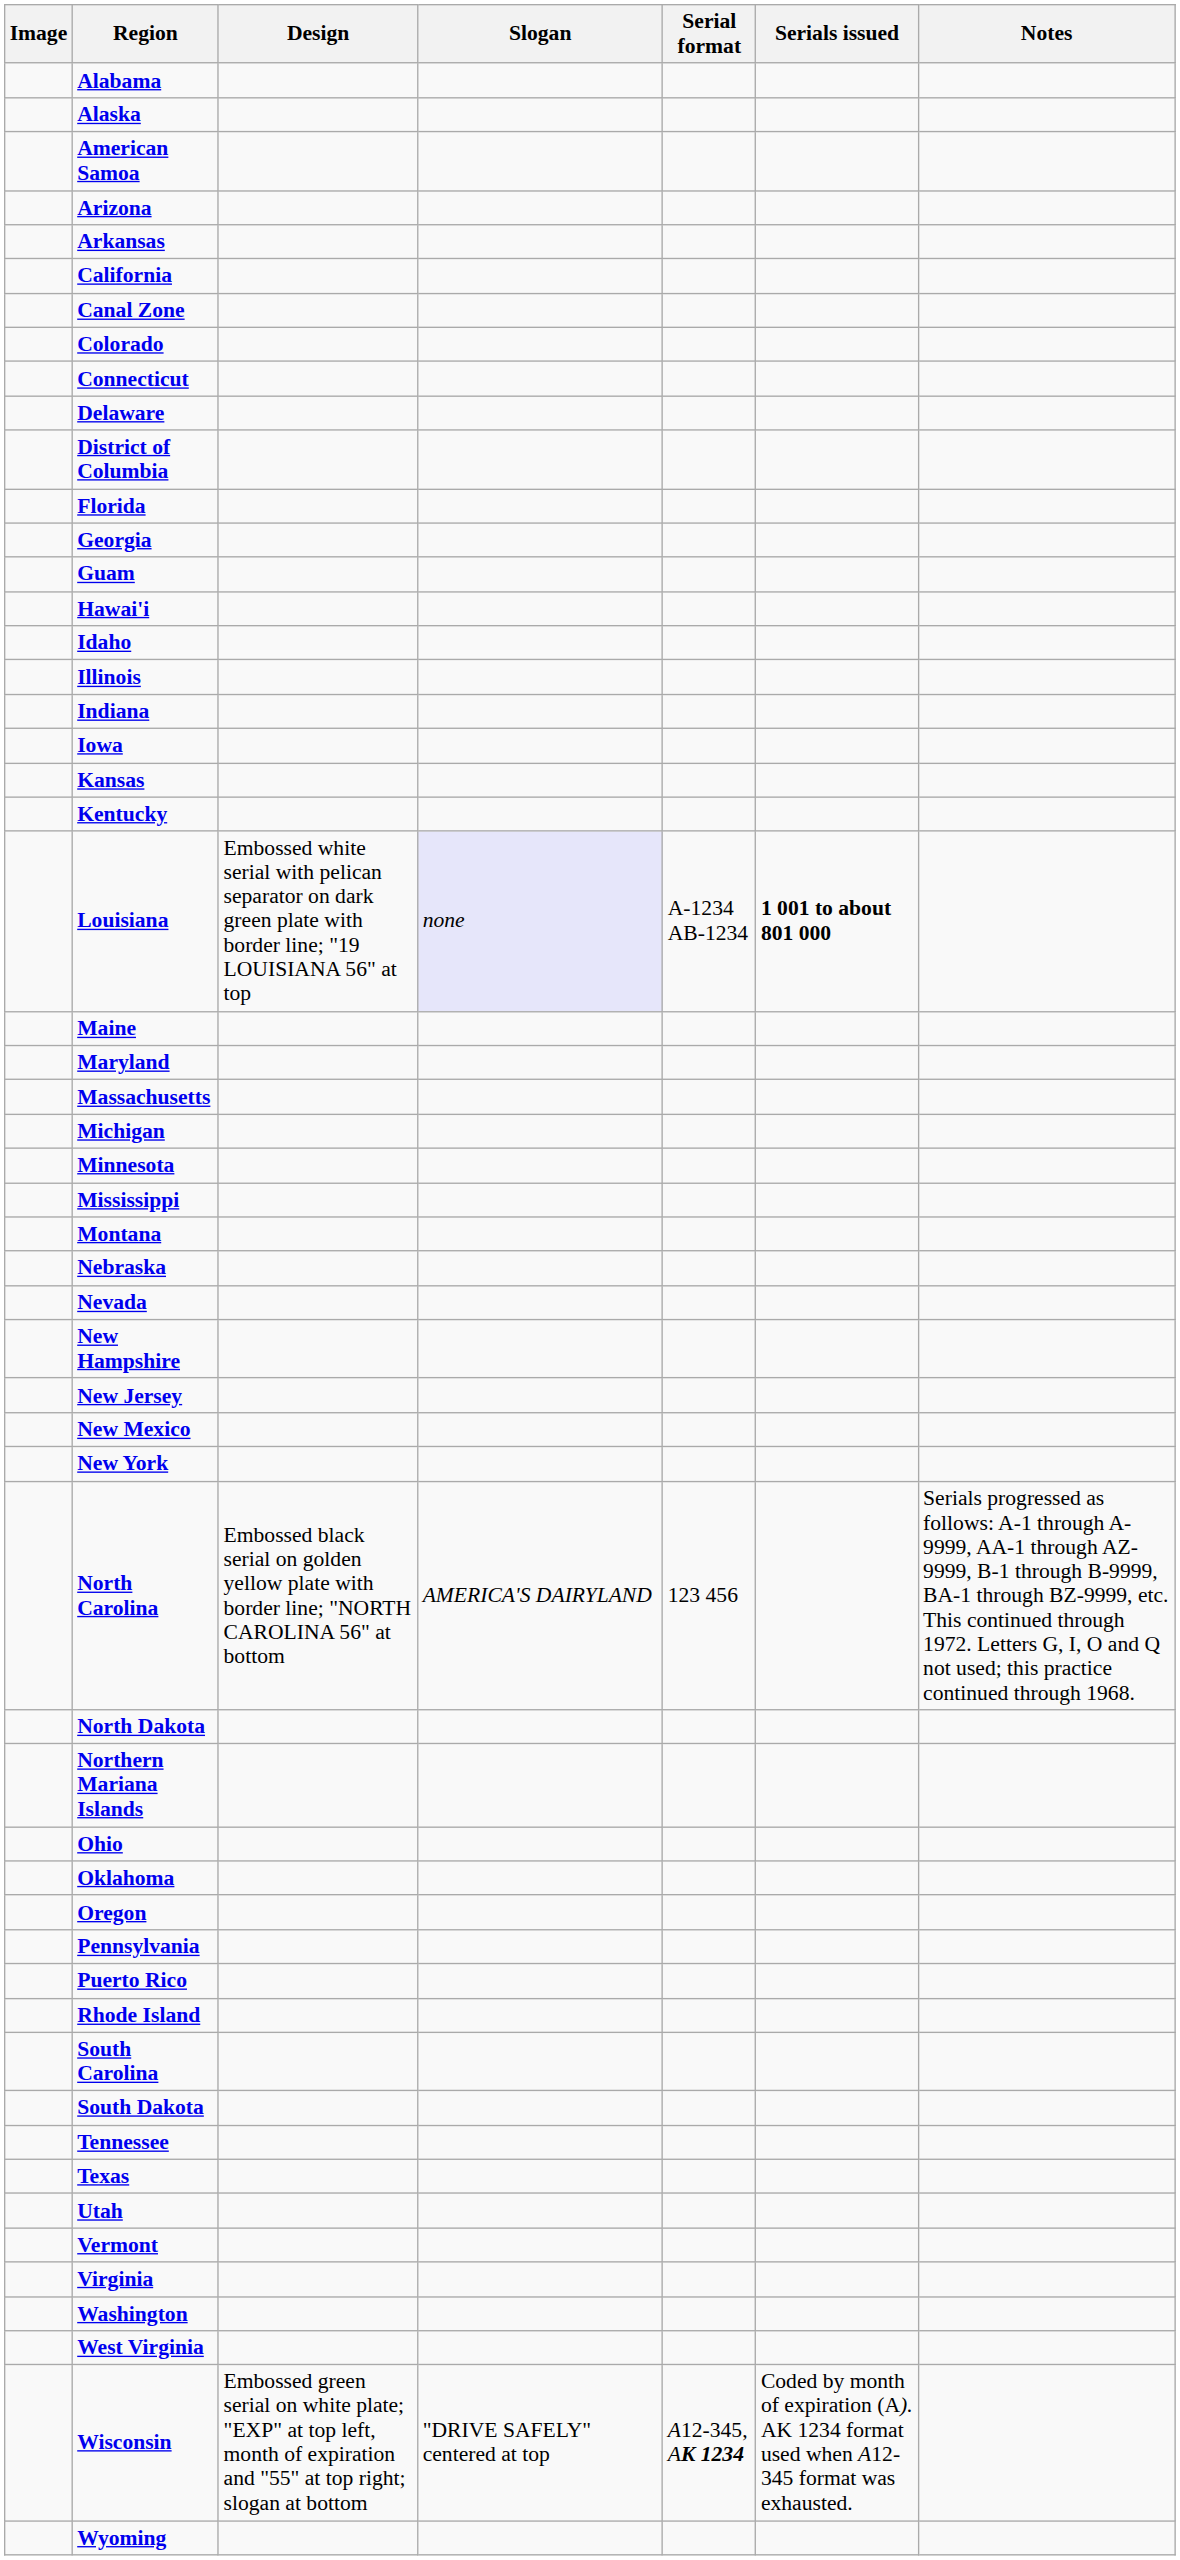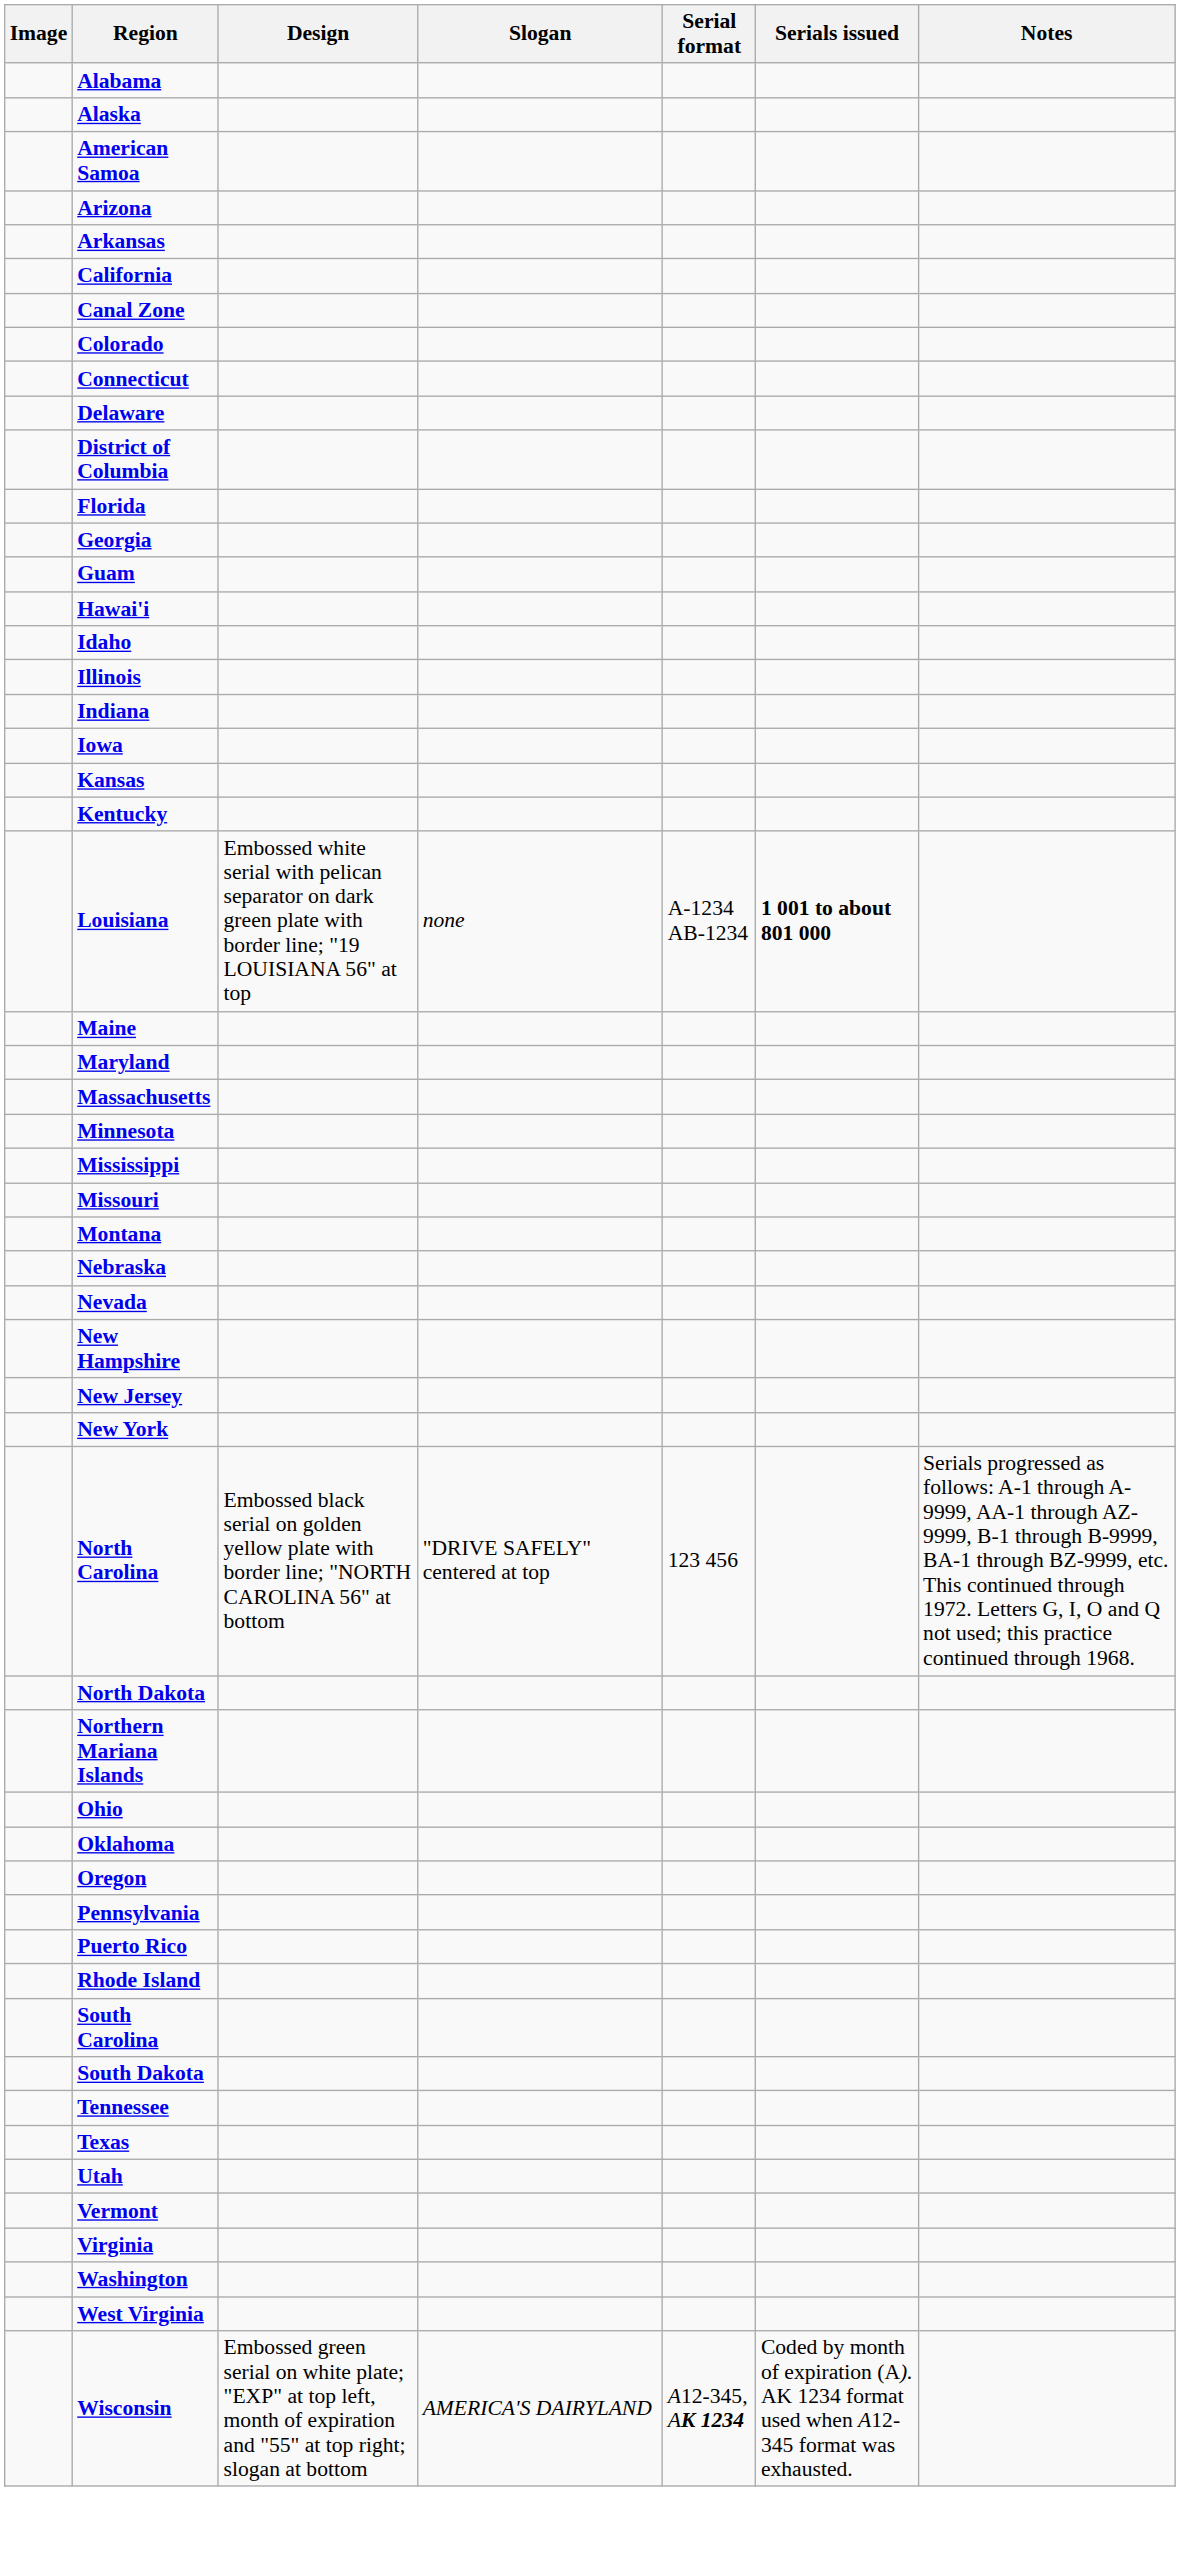(444, 921) lavender background -> (444, 921) no background
- row: (121, 1130)
+ row: (118, 1199)
- row: (134, 1429)
(537, 1595) AMERICA'S DAIRYLAND -> (507, 1560) "DRIVE SAFELY" centered at top
(507, 2442) "DRIVE SAFELY" centered at top -> (537, 2408) AMERICA'S DAIRYLAND
- row: (122, 2537)
